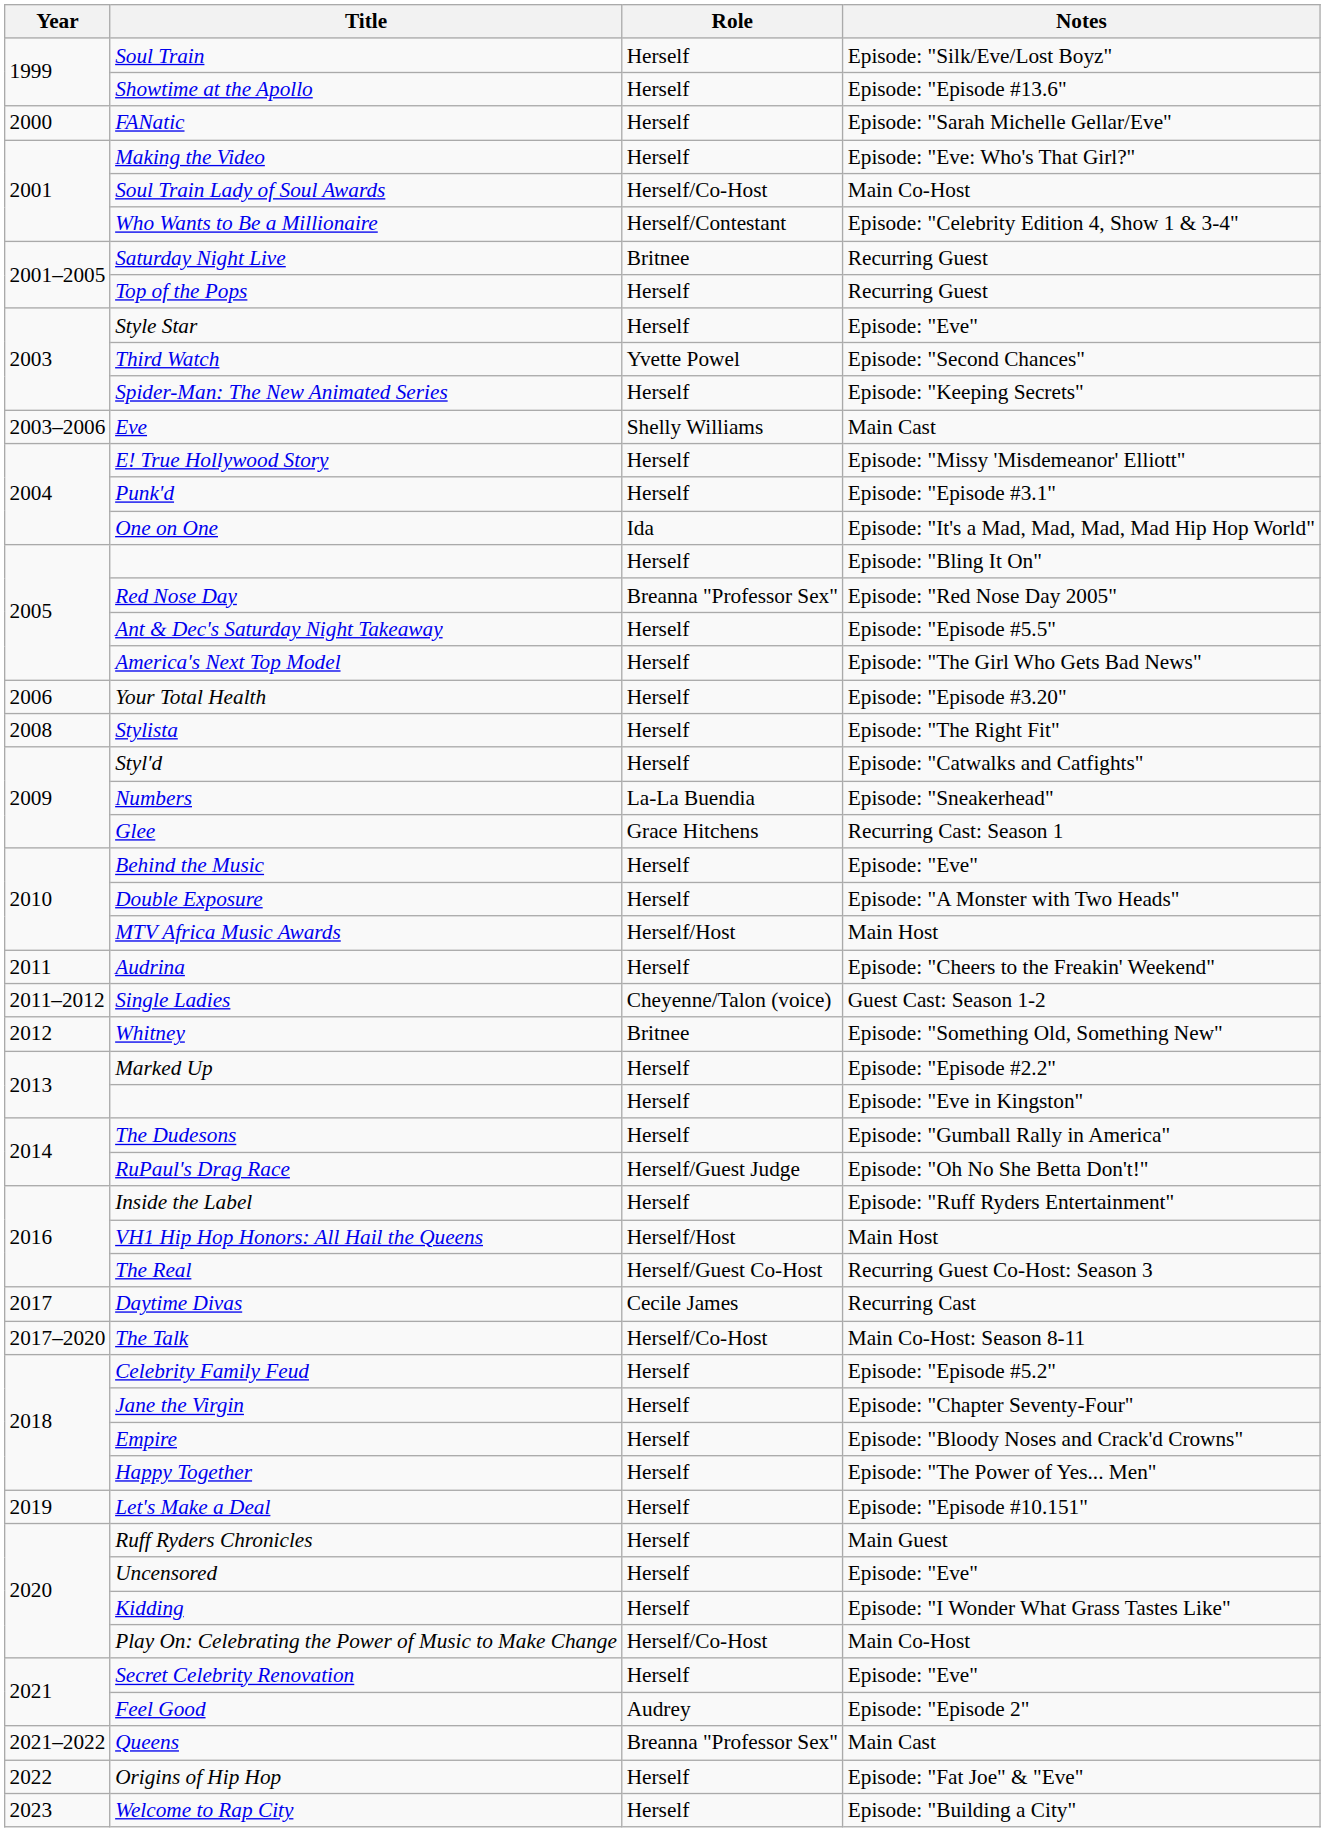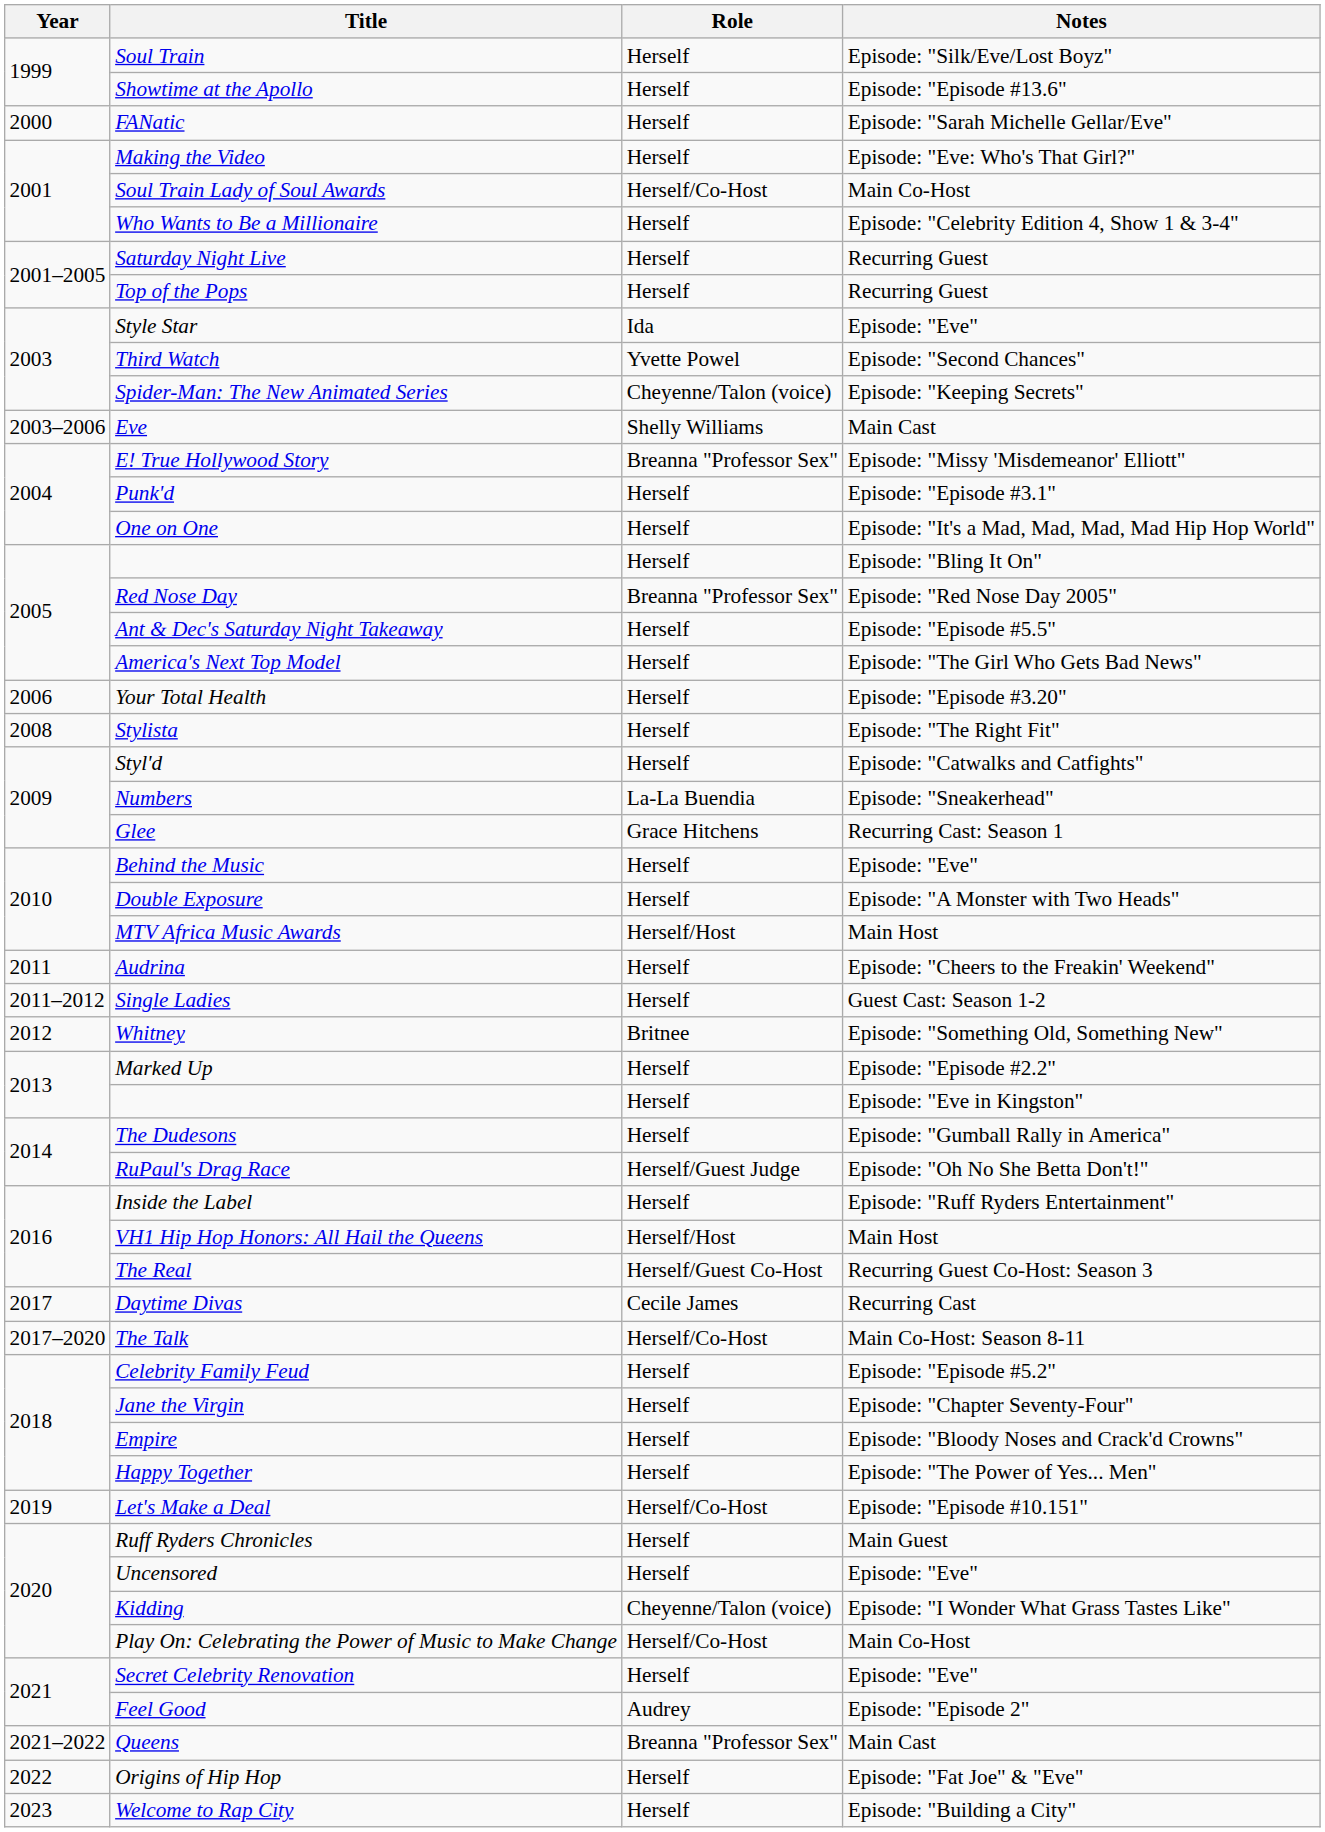(706, 223) Herself/Contestant -> (658, 223) Herself
(658, 257) Britnee -> (658, 257) Herself
(658, 325) Herself -> (640, 325) Ida
(658, 392) Herself -> (729, 392) Cheyenne/Talon (voice)
(658, 460) Herself -> (732, 460) Breanna "Professor Sex"
(640, 527) Ida -> (658, 527) Herself
(729, 1000) Cheyenne/Talon (voice) -> (658, 1000) Herself
(658, 1506) Herself -> (697, 1506) Herself/Co-Host
(658, 1607) Herself -> (729, 1607) Cheyenne/Talon (voice)
